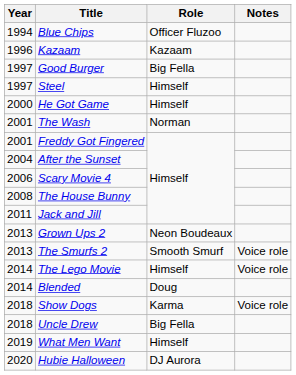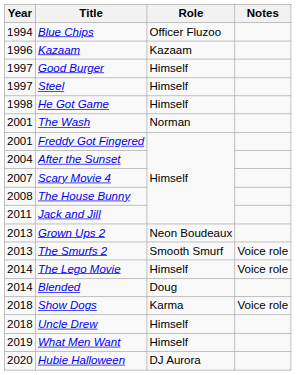(172, 68) Big Fella -> (169, 68) Himself
(20, 104) 2000 -> (20, 104) 1998
(20, 178) 2006 -> (20, 178) 2007
(172, 324) Big Fella -> (169, 324) Himself
